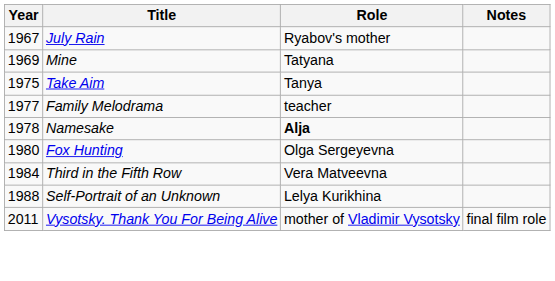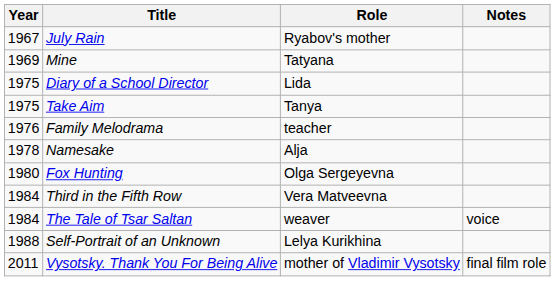+ row: (127, 83)
(24, 106) 1977 -> (24, 128) 1976
(297, 128) bold -> (296, 151) normal
+ row: (119, 219)
